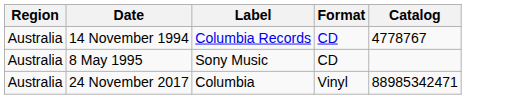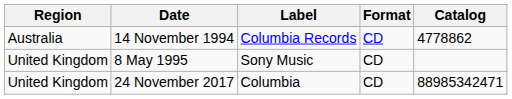(399, 37) 4778767 -> (445, 37) 4778862
(35, 60) Australia -> (58, 60) United Kingdom
(35, 82) Australia -> (58, 82) United Kingdom
(333, 82) Vinyl -> (373, 82) CD
